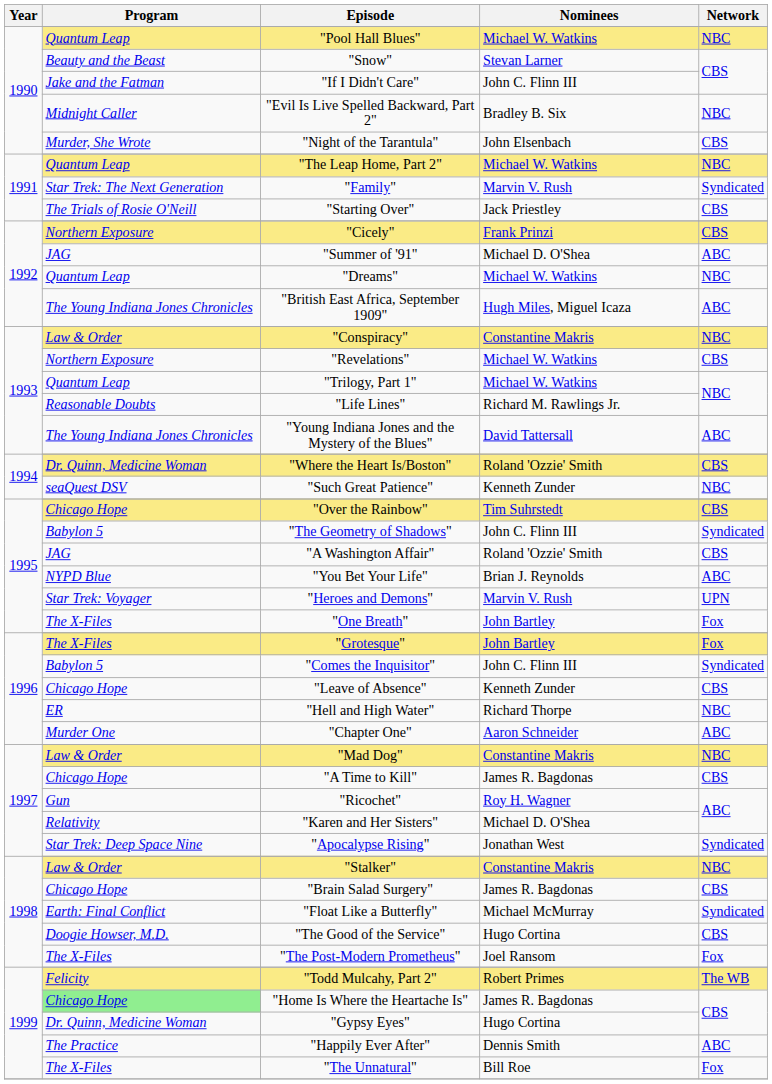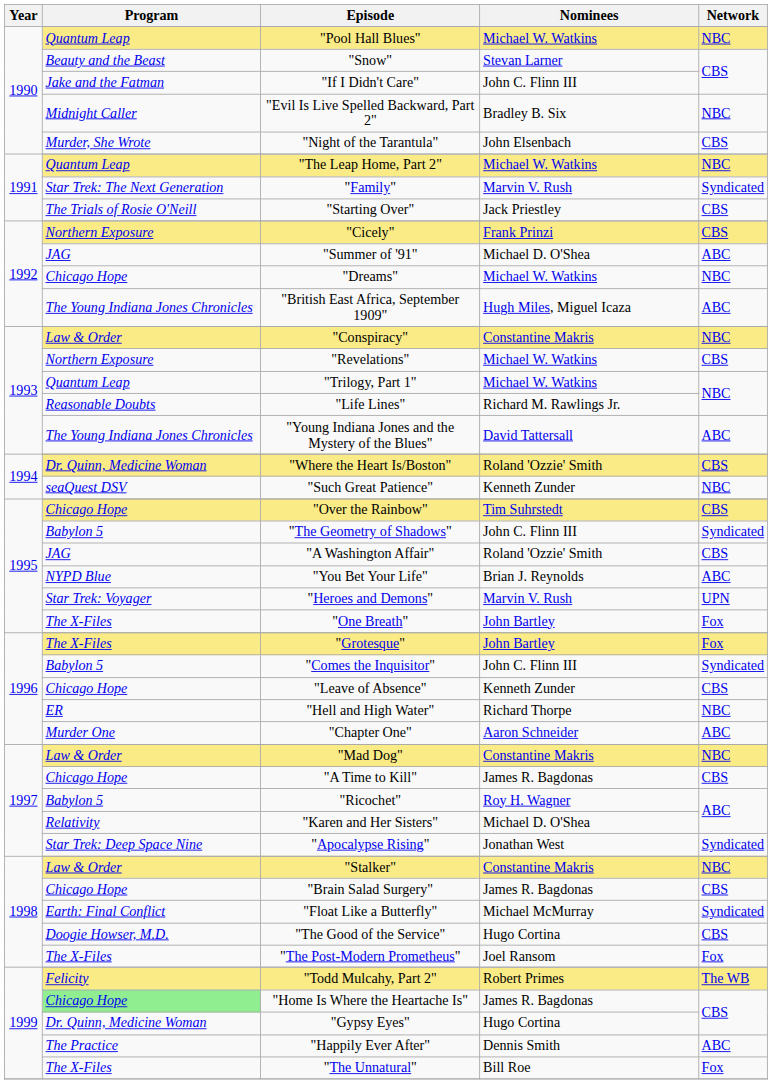(88, 277) Quantum Leap -> (86, 277) Chicago Hope
(58, 800) Gun -> (74, 800) Babylon 5
